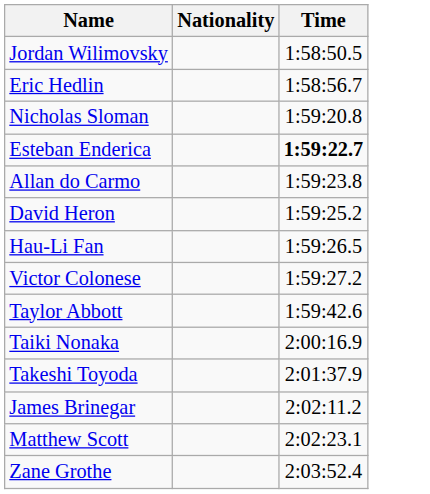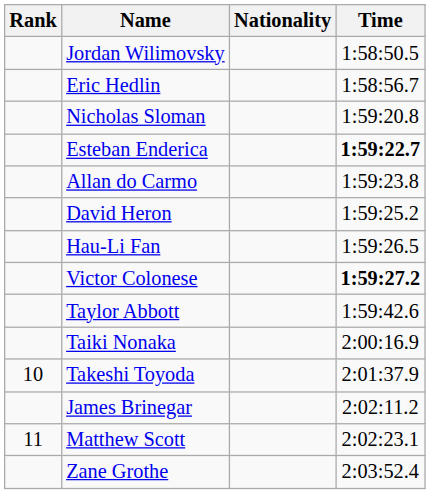+ column: (33, 20)
(323, 278) normal -> (380, 278) bold
